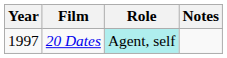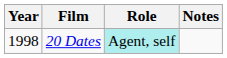(23, 41) 1997 -> (23, 41) 1998
